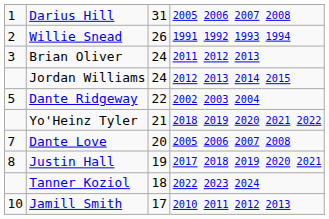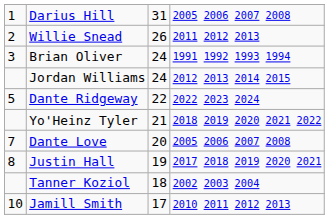(232, 36) 1991 1992 1993 1994 -> (216, 36) 2011 2012 2013
(216, 57) 2011 2012 2013 -> (232, 57) 1991 1992 1993 1994
(216, 99) 2002 2003 2004 -> (216, 99) 2022 2023 2024
(216, 183) 2022 2023 2024 -> (216, 183) 2002 2003 2004
